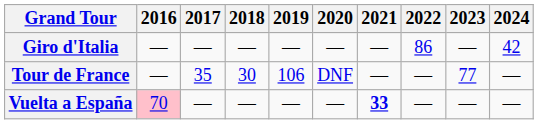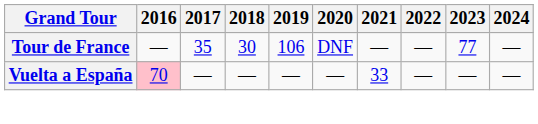- row: (71, 47)
(379, 103) bold -> (379, 75) normal
